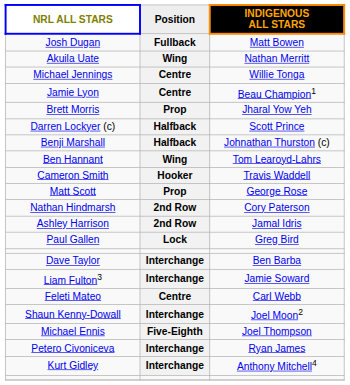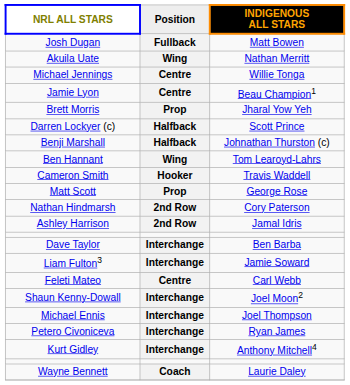- row: (73, 240)
(175, 332) Five-Eighth -> (175, 315) Interchange
+ row: (73, 372)
